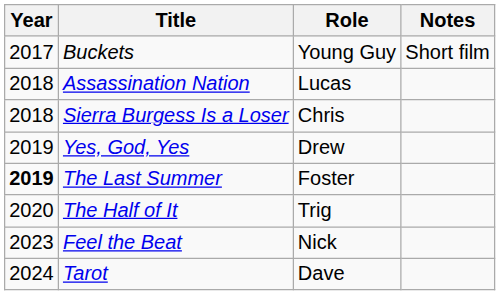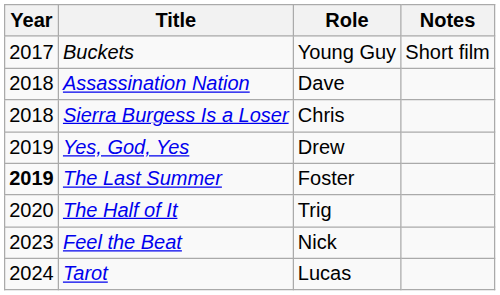(325, 83) Lucas -> (321, 83) Dave
(321, 274) Dave -> (325, 274) Lucas
